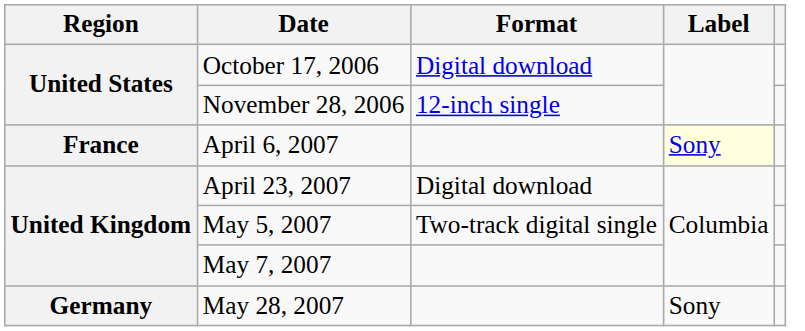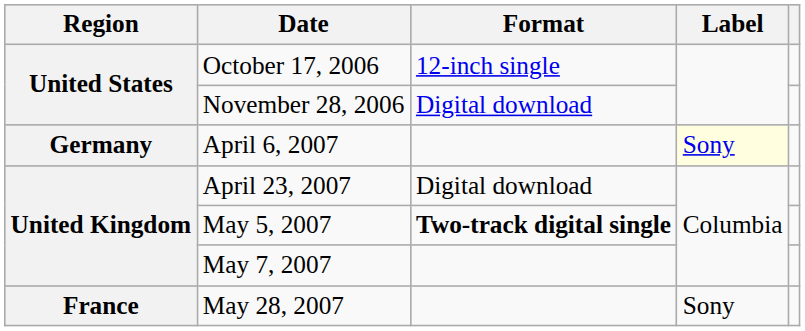(504, 64) Digital download -> (488, 64) 12-inch single
(488, 104) 12-inch single -> (504, 104) Digital download
(101, 144) France -> (101, 144) Germany
(537, 225) normal -> (544, 225) bold
(101, 305) Germany -> (101, 305) France
